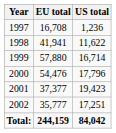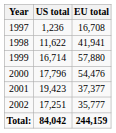columns swapped: (53, 12) <-> (92, 12)
